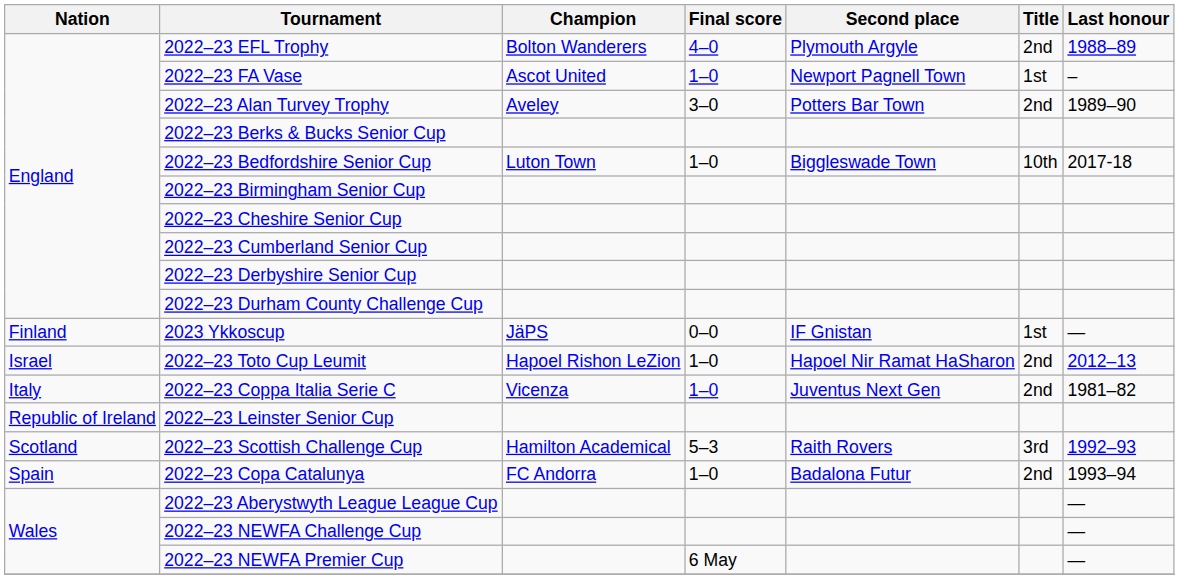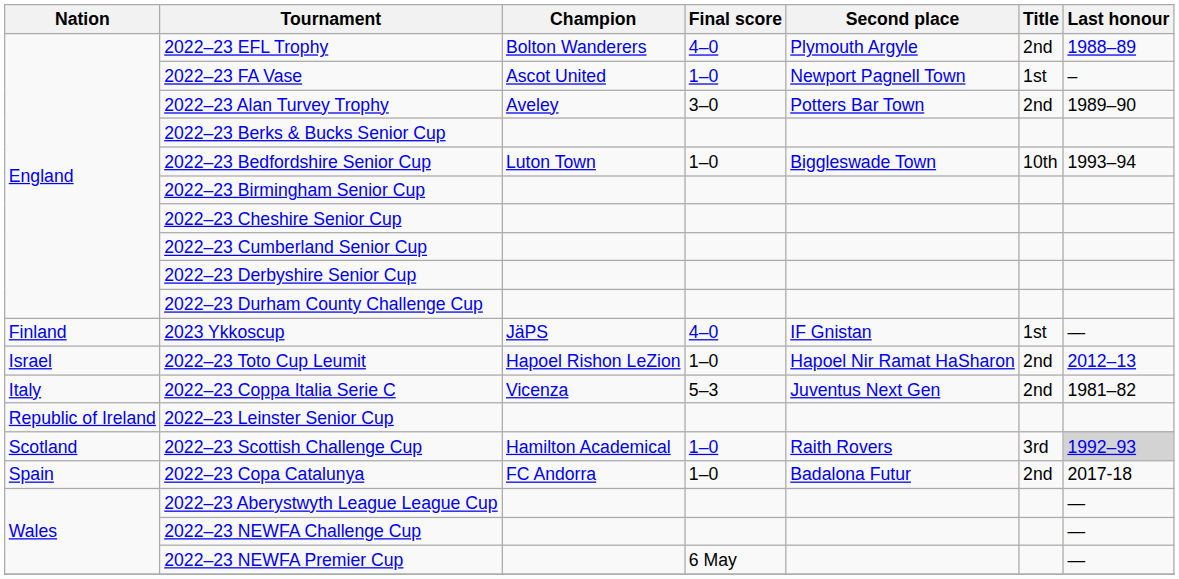(1100, 161) 2017-18 -> (1102, 161) 1993–94
(704, 332) 0–0 -> (704, 332) 4–0
(704, 389) 1–0 -> (704, 389) 5–3
(704, 446) 5–3 -> (704, 446) 1–0
(1102, 446) no background -> (1102, 446) lightgrey background
(1102, 474) 1993–94 -> (1100, 474) 2017-18
